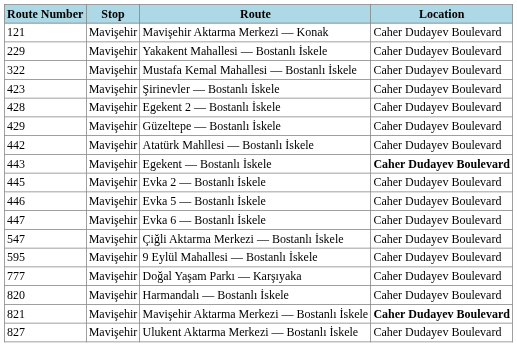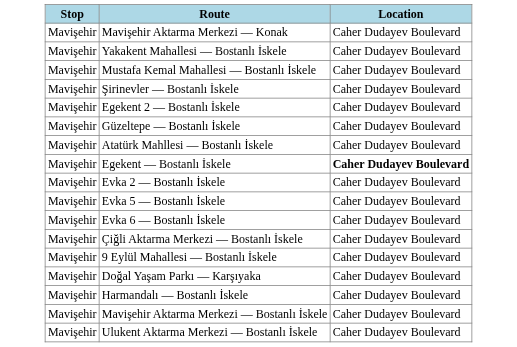- column: (45, 13)
(442, 313) bold -> (397, 313) normal
